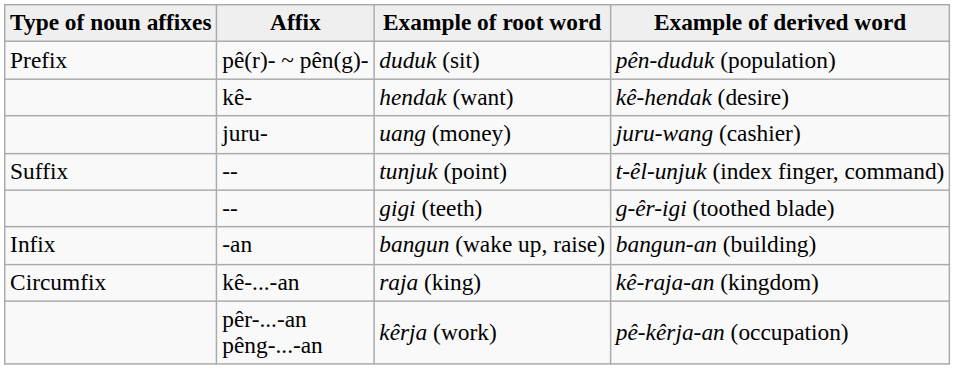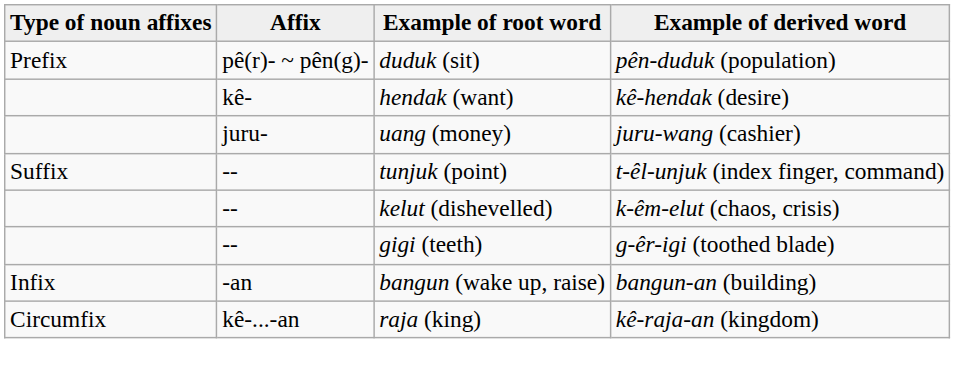+ row: (466, 208)
- row: (438, 332)
